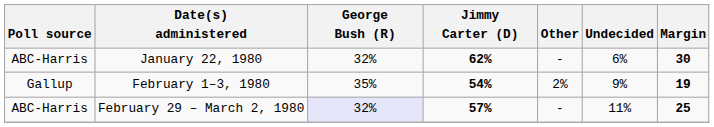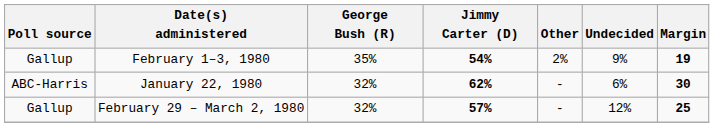rows swapped: (201, 59) <-> (201, 84)
(50, 109) ABC-Harris -> (50, 109) Gallup
(365, 109) lavender background -> (365, 109) no background
(620, 109) 11% -> (620, 109) 12%
